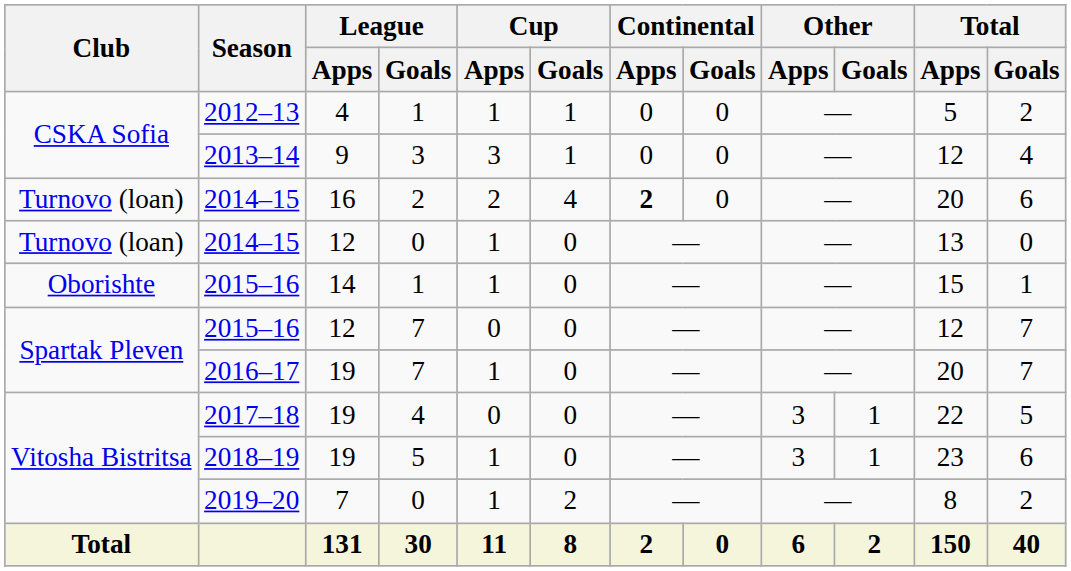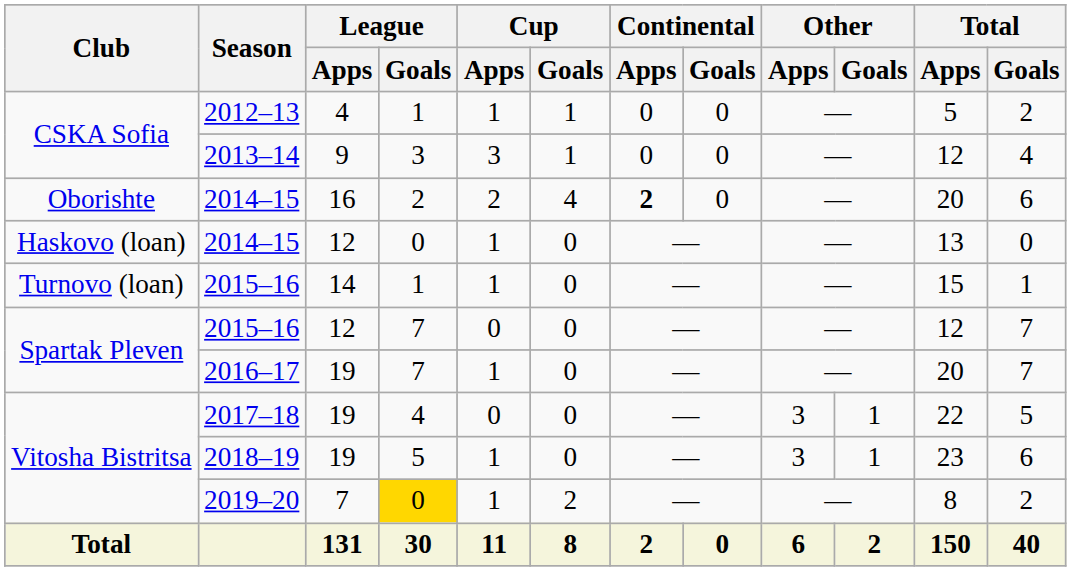(101, 198) Turnovo (loan) -> (101, 198) Oborishte
(101, 241) Turnovo (loan) -> (101, 241) Haskovo (loan)
(101, 284) Oborishte -> (101, 284) Turnovo (loan)
(418, 500) no background -> (418, 500) gold background
